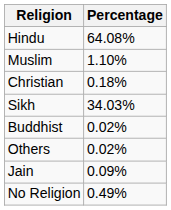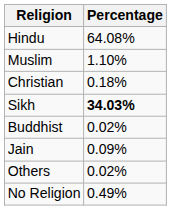(111, 104) normal -> (111, 104) bold
rows swapped: (21, 171) <-> (29, 149)
